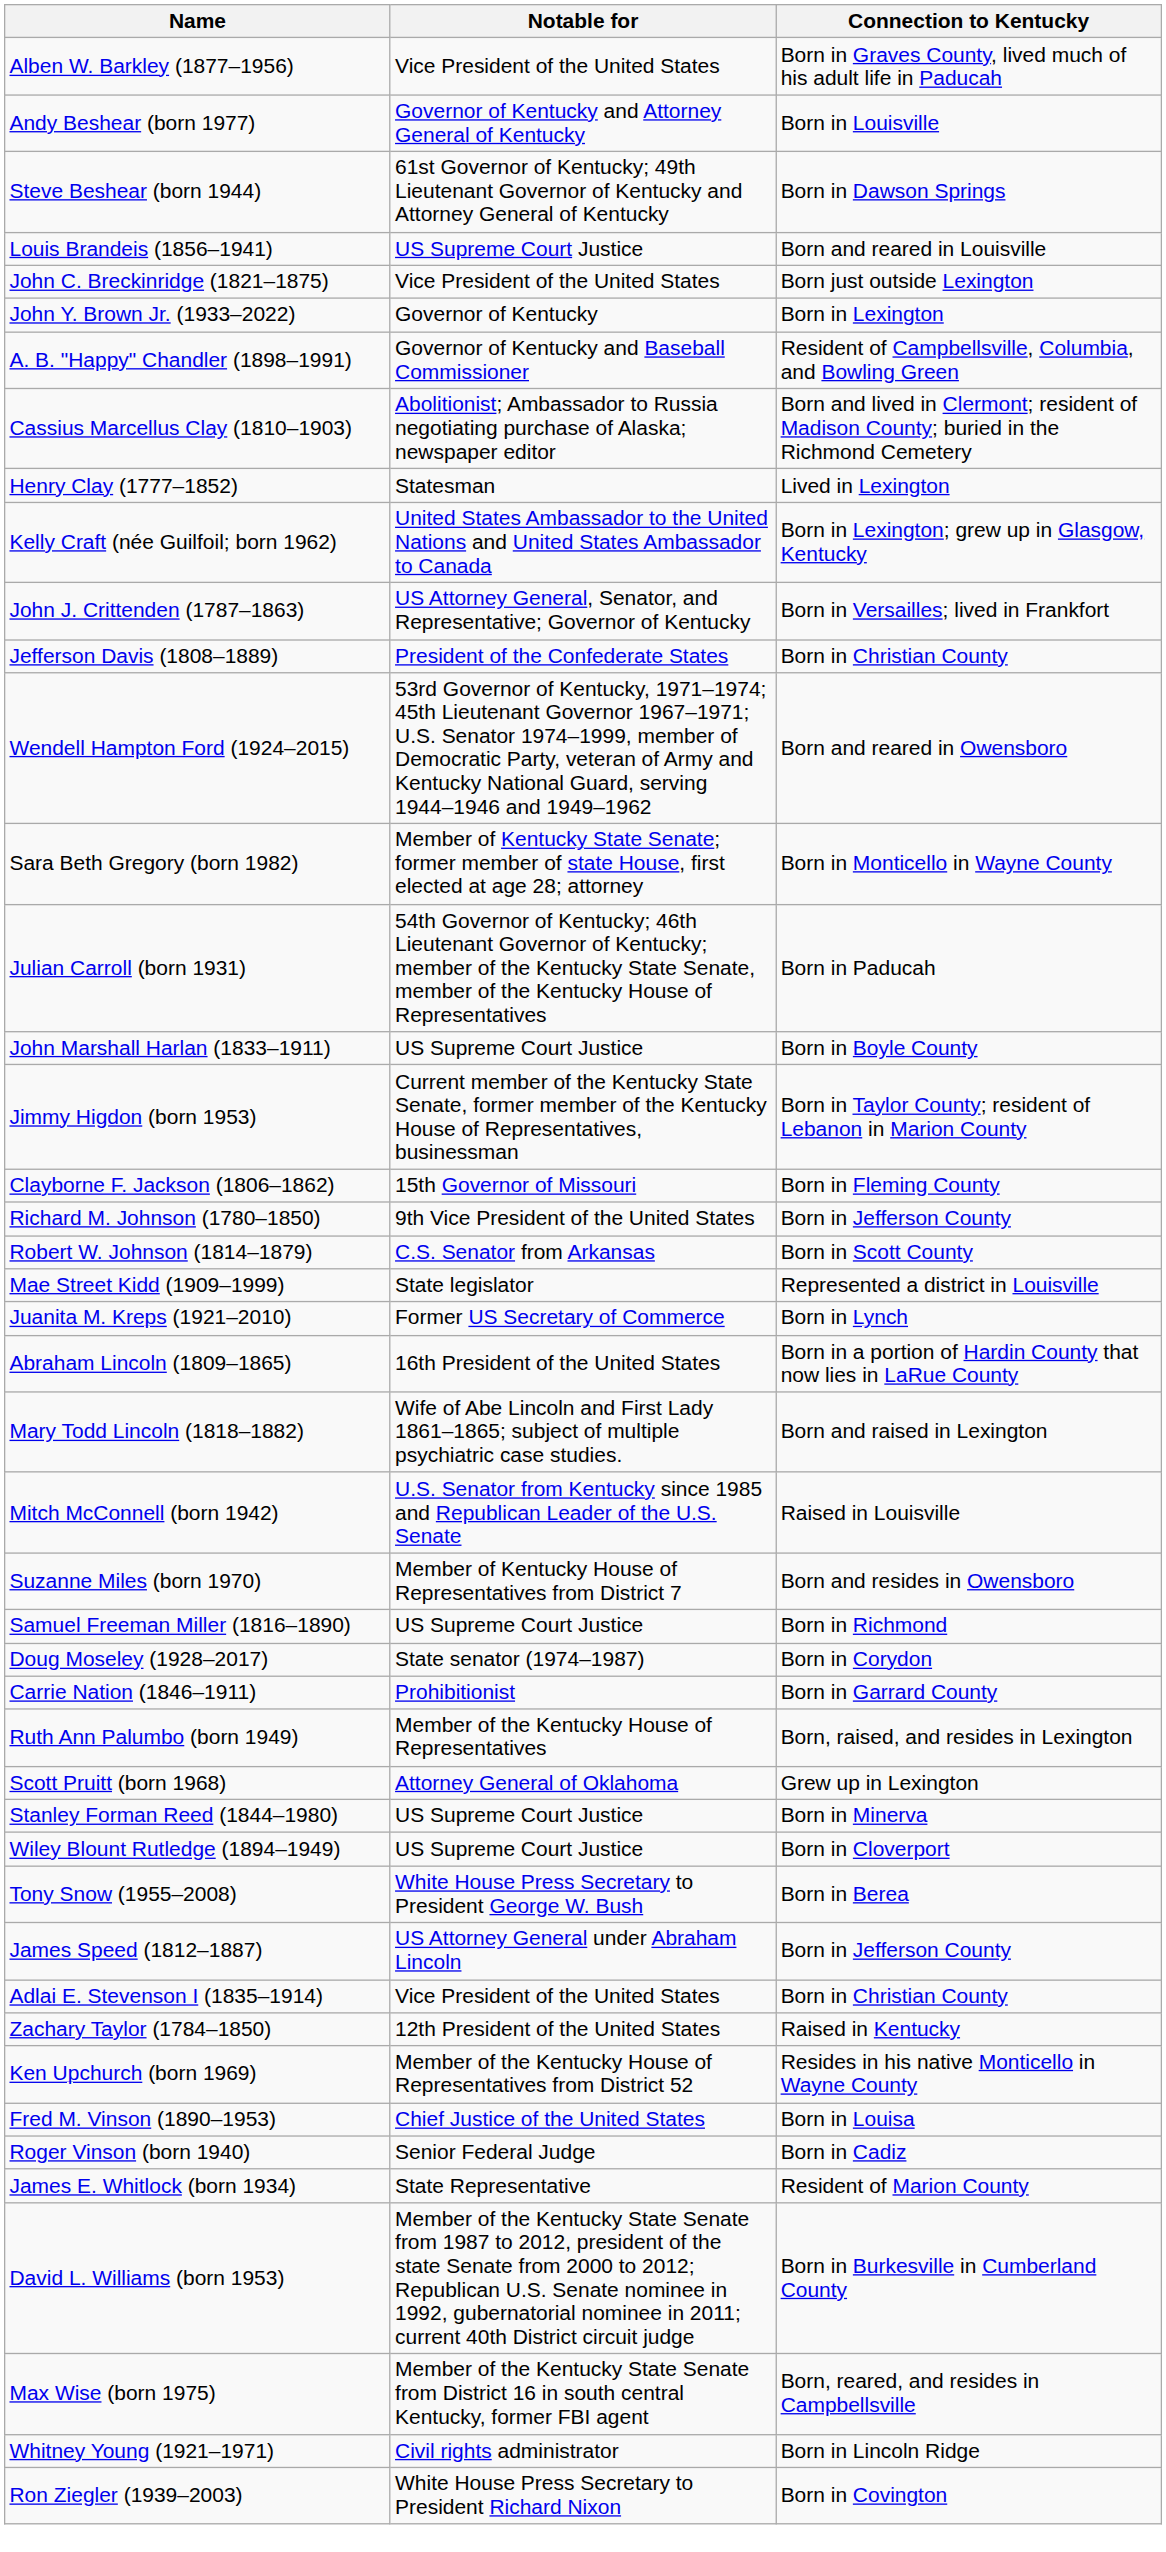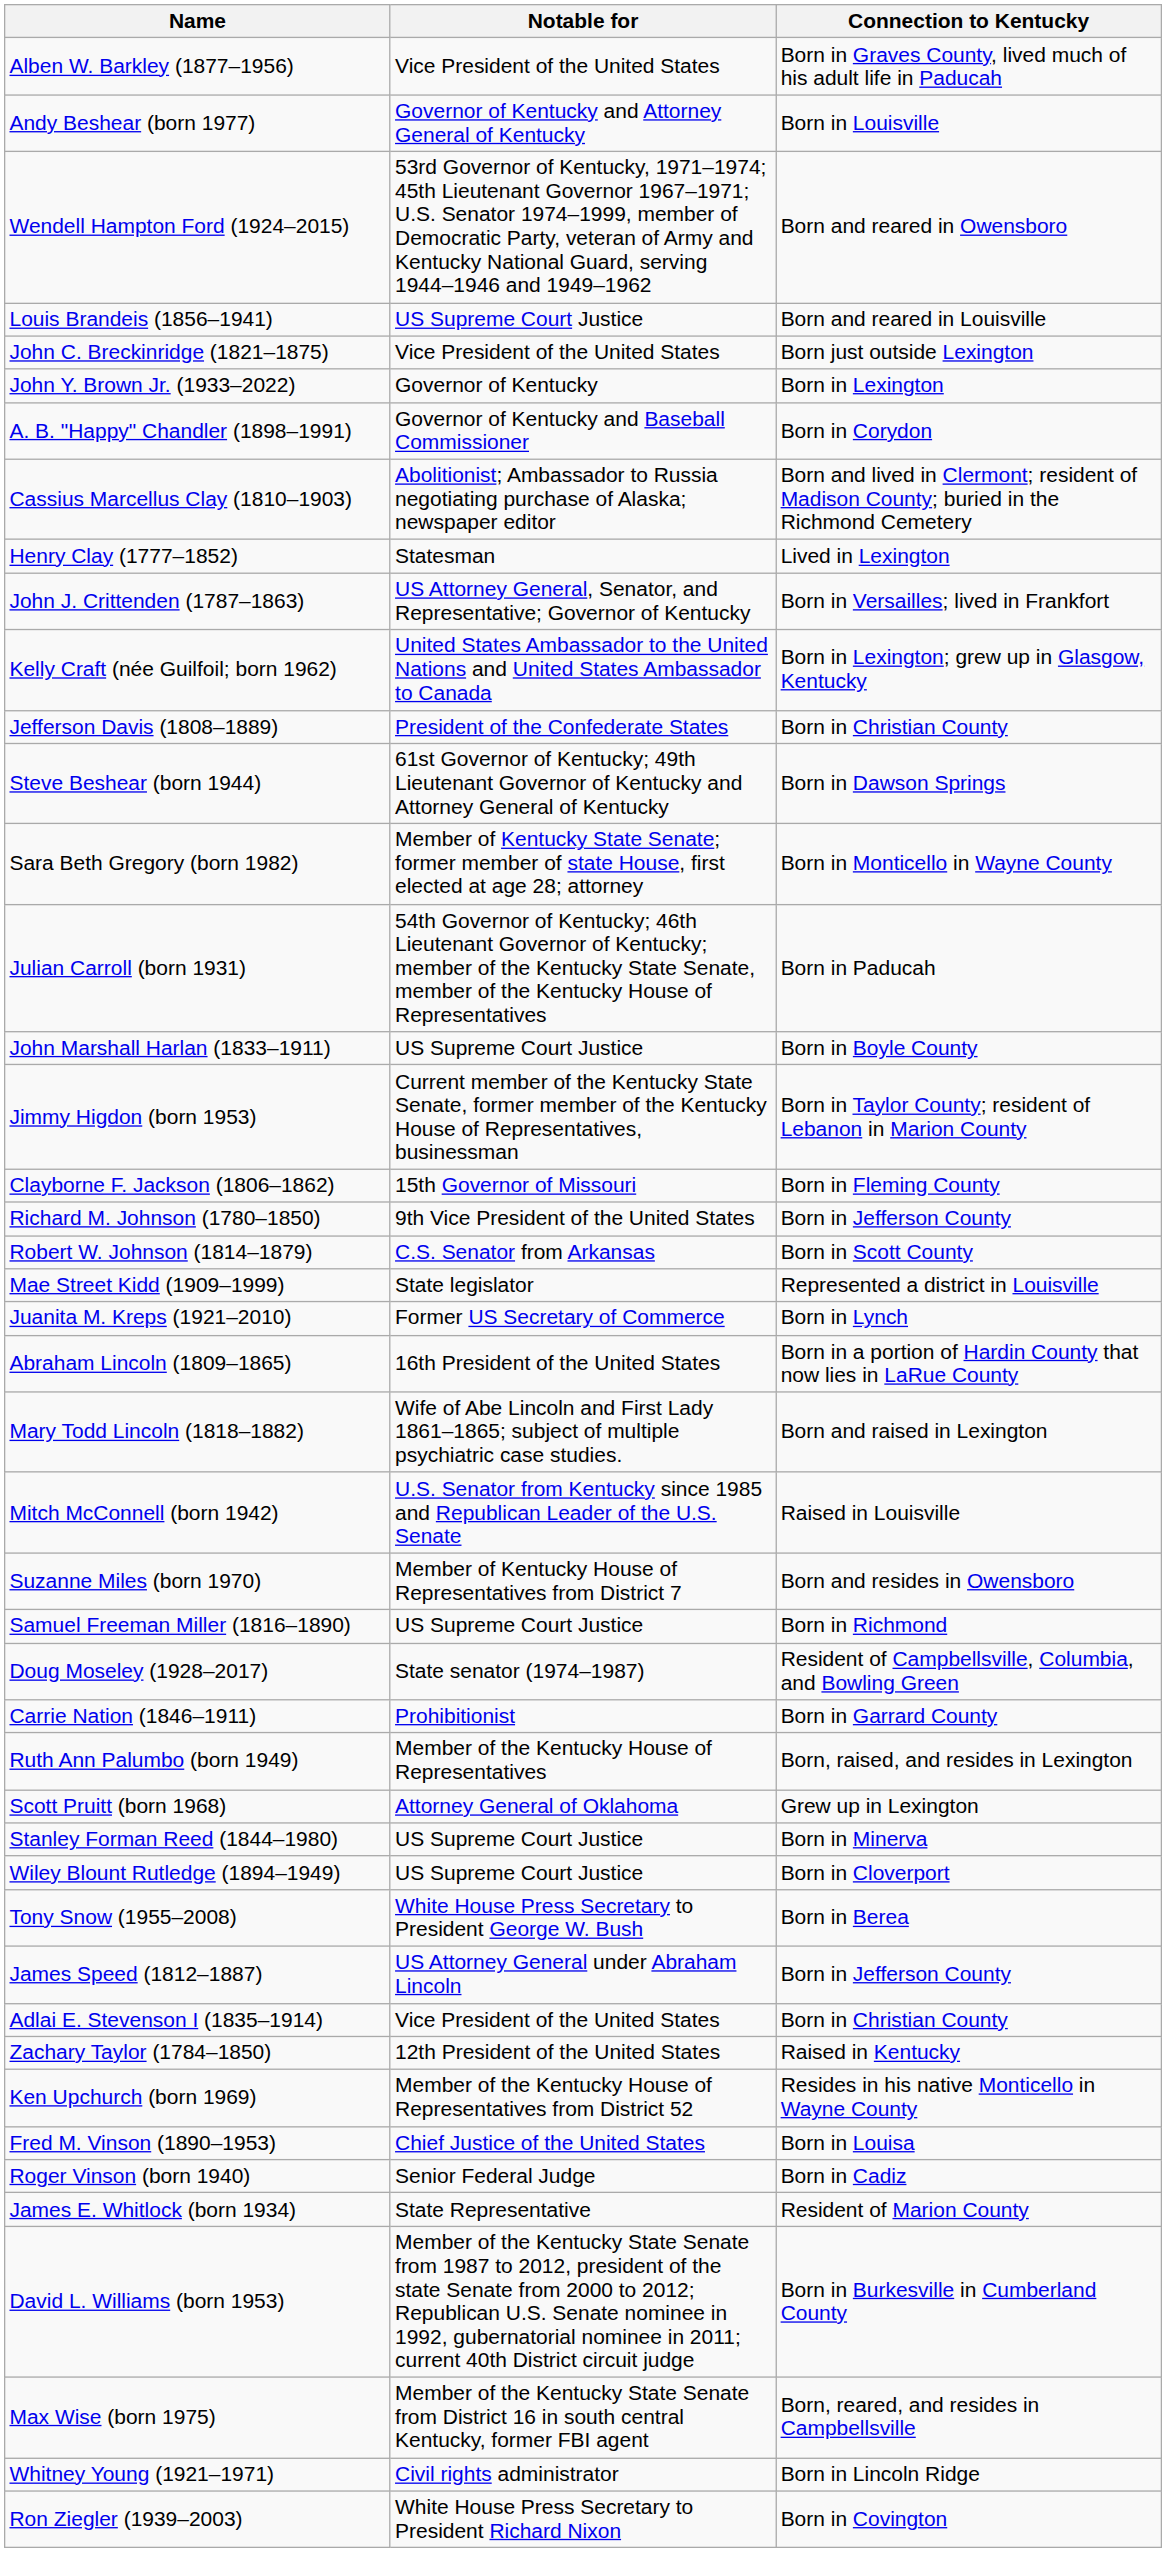rows swapped: (135, 191) <-> (179, 748)
(957, 359) Resident of Campbellsville, Columbia, and Bowling Green -> (856, 430) Born in Corydon
rows swapped: (173, 542) <-> (157, 610)
(856, 1659) Born in Corydon -> (957, 1671) Resident of Campbellsville, Columbia, and Bowling Green
